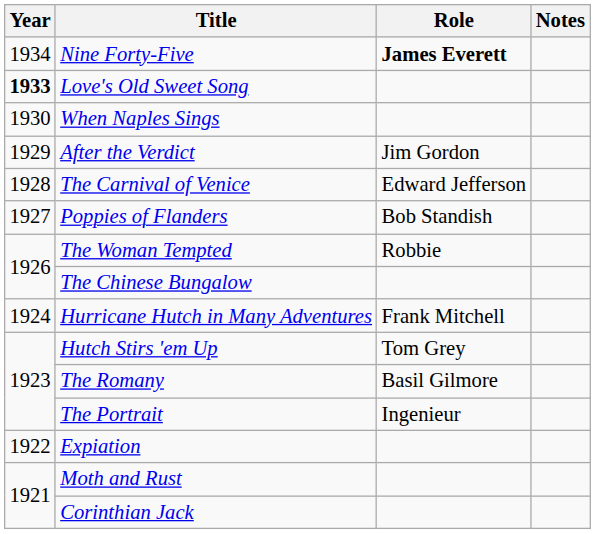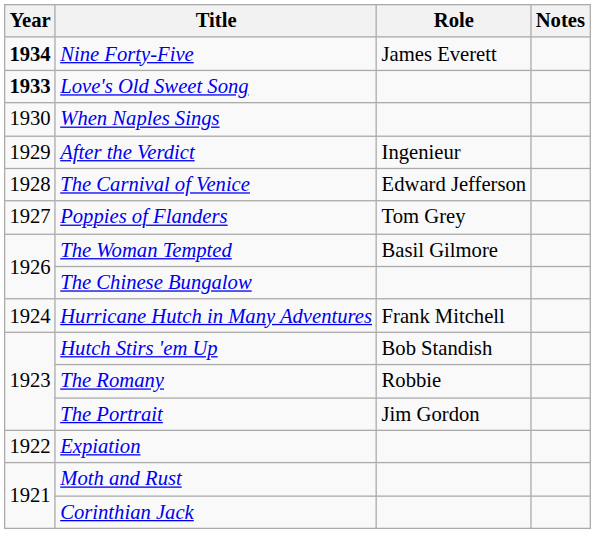(30, 53) normal -> (30, 53) bold
(444, 53) bold -> (439, 53) normal
(431, 151) Jim Gordon -> (421, 151) Ingenieur
(437, 217) Bob Standish -> (424, 217) Tom Grey
(411, 250) Robbie -> (440, 250) Basil Gilmore
(424, 348) Tom Grey -> (437, 348) Bob Standish
(440, 380) Basil Gilmore -> (411, 380) Robbie
(421, 413) Ingenieur -> (431, 413) Jim Gordon
